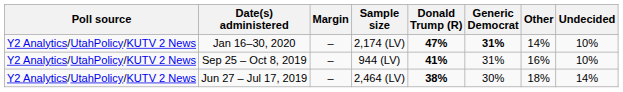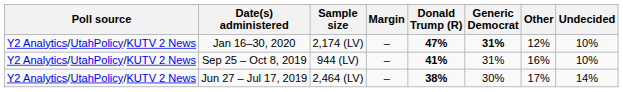columns swapped: (379, 20) <-> (331, 20)
(539, 43) 14% -> (539, 43) 12%
(539, 78) 18% -> (539, 78) 17%
